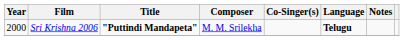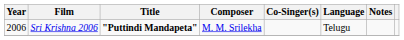(16, 27) 2000 -> (16, 27) 2006
(337, 27) bold -> (337, 27) normal
